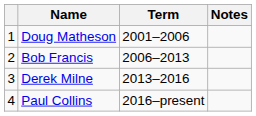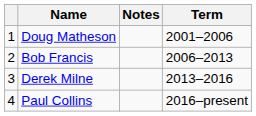columns swapped: (163, 15) <-> (229, 15)
